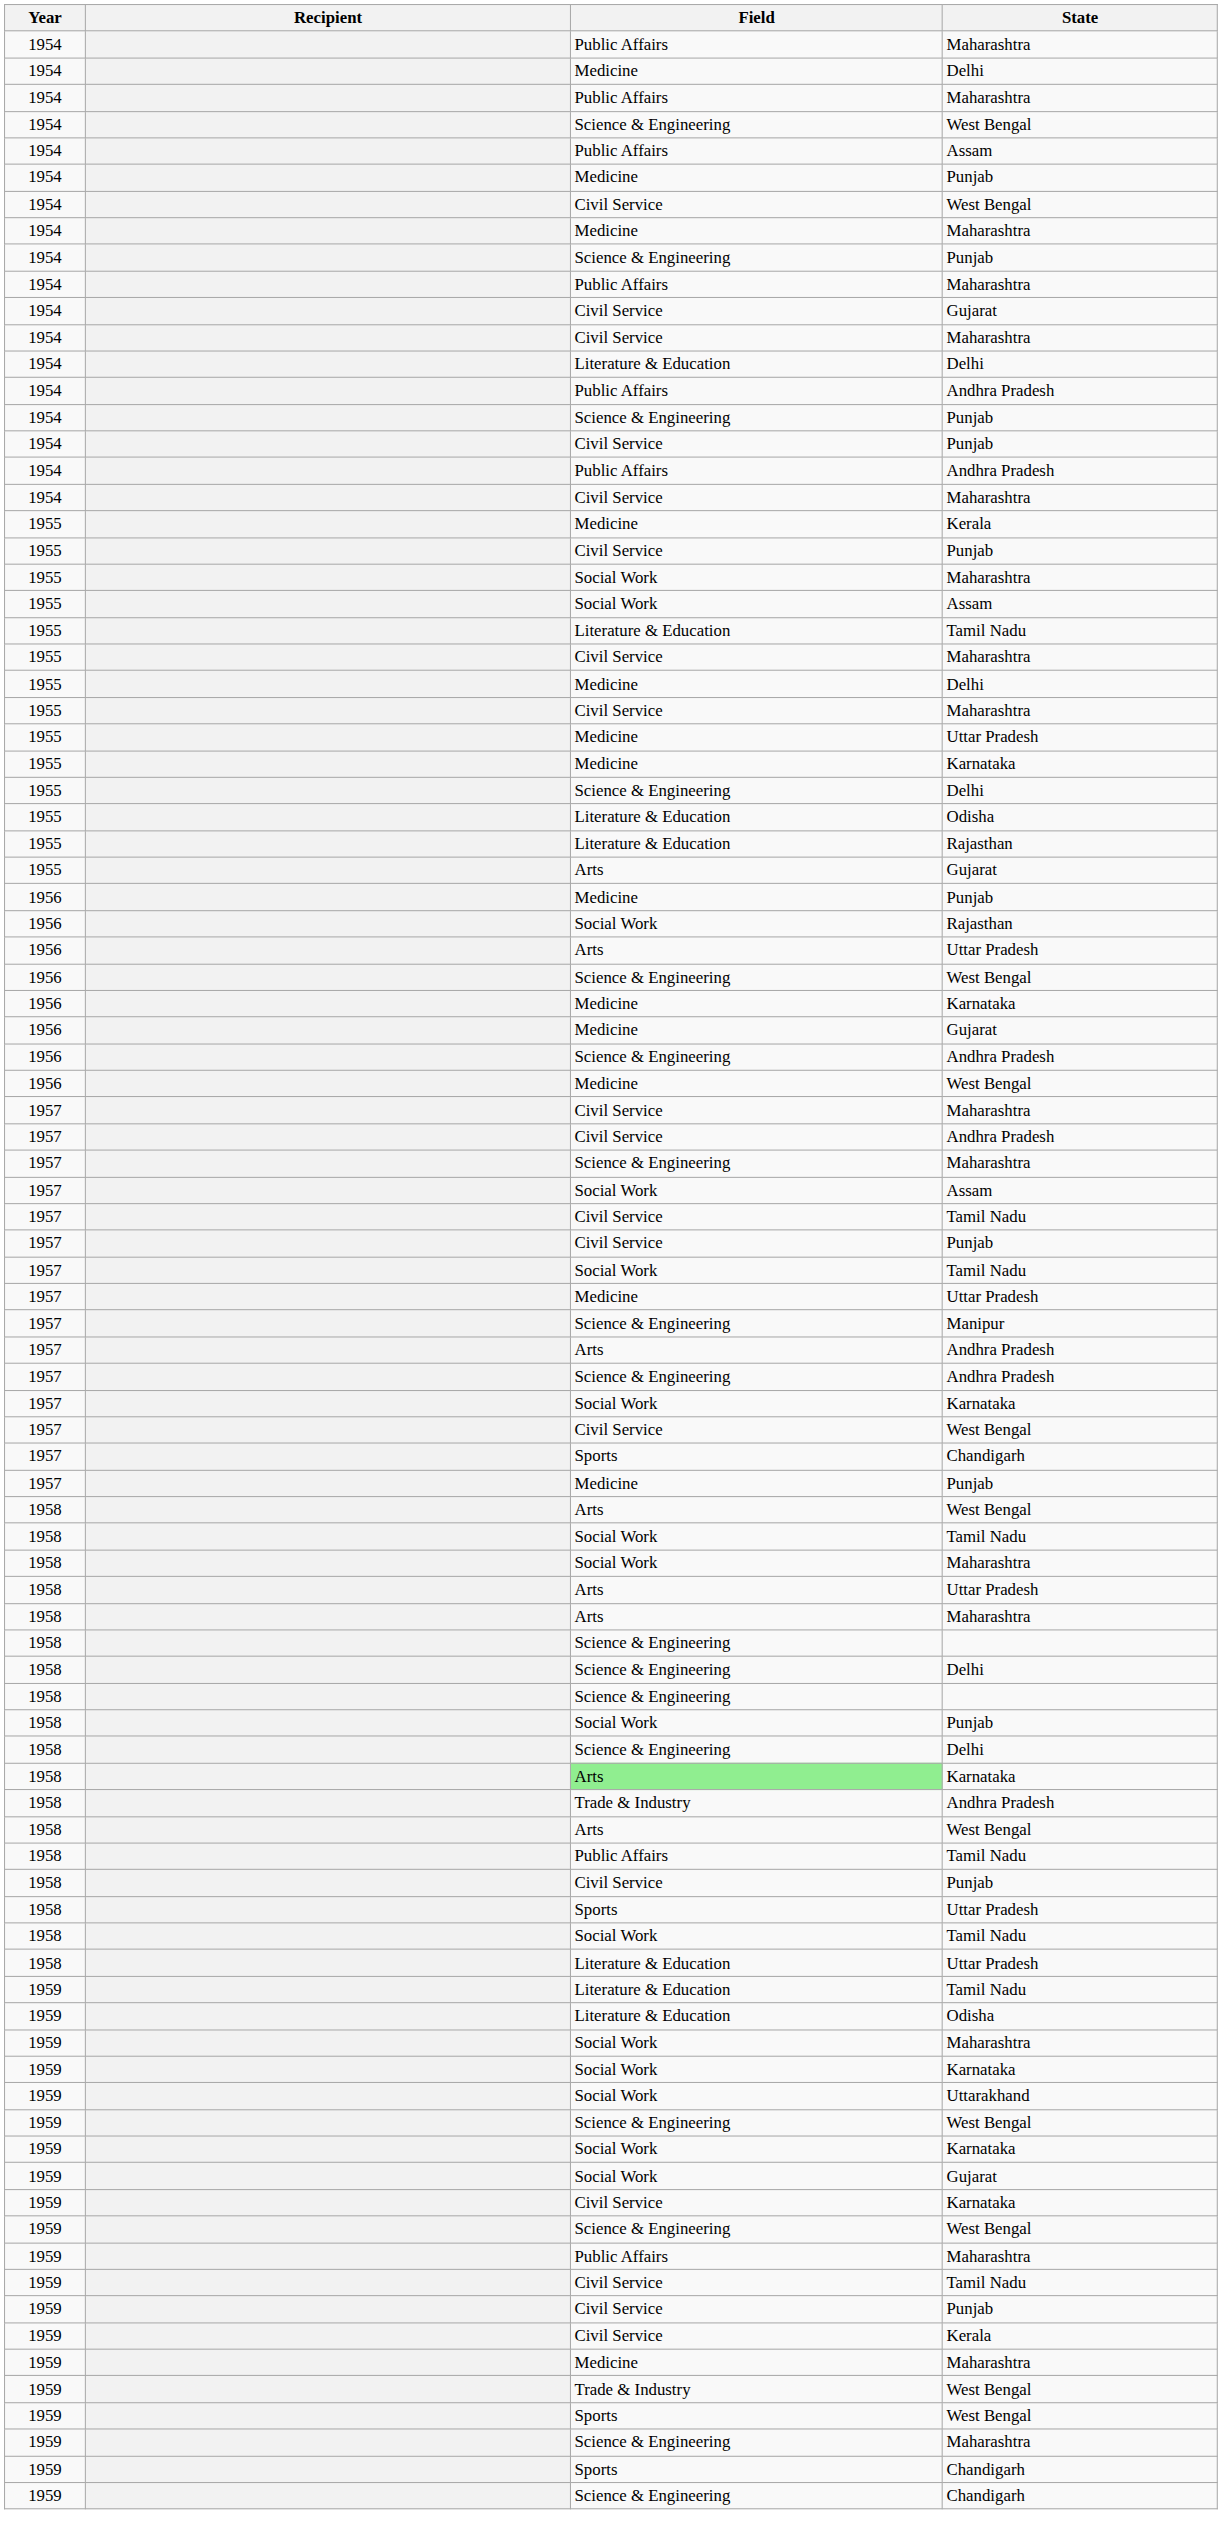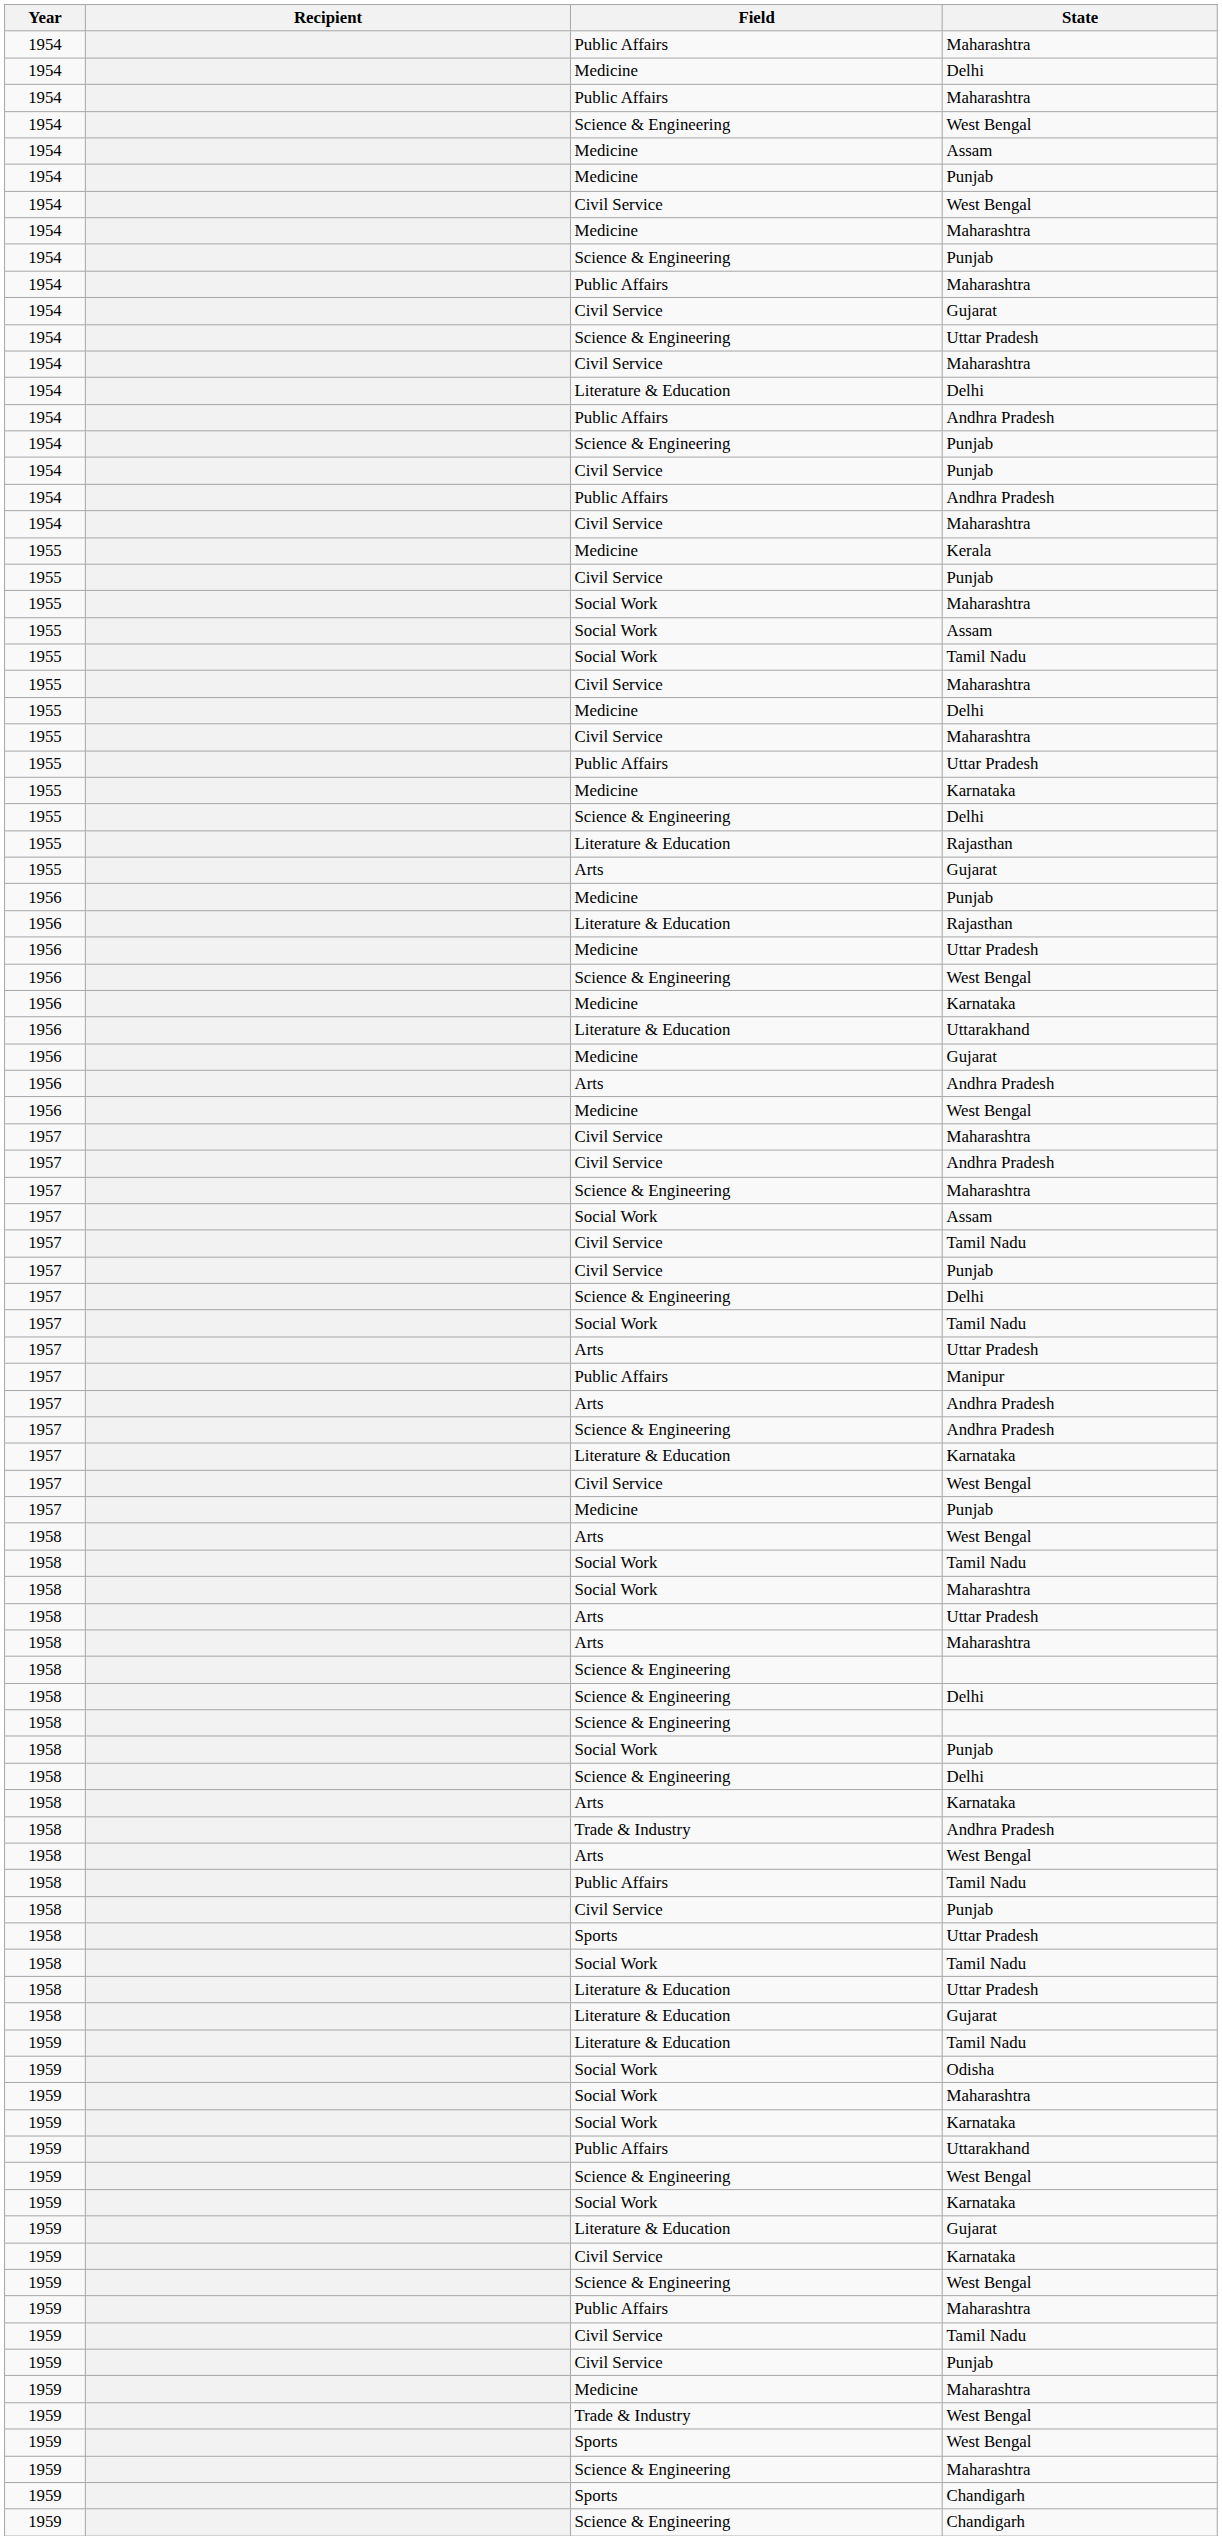(621, 151) Public Affairs -> (606, 151) Medicine
+ row: (45, 337)
(652, 630) Literature & Education -> (616, 657) Social Work
(606, 737) Medicine -> (621, 763) Public Affairs
- row: (45, 817)
(616, 923) Social Work -> (652, 923) Literature & Education
(589, 950) Arts -> (606, 950) Medicine
+ row: (45, 1030)
(652, 1056) Science & Engineering -> (589, 1083) Arts
+ row: (45, 1296)
(606, 1296) Medicine -> (589, 1350) Arts
(652, 1323) Science & Engineering -> (621, 1376) Public Affairs
(616, 1403) Social Work -> (652, 1456) Literature & Education
- row: (45, 1456)
(589, 1776) lightgreen background -> (589, 1802) no background
+ row: (45, 2016)
(652, 2016) Literature & Education -> (616, 2069) Social Work
(616, 2096) Social Work -> (621, 2149) Public Affairs
(616, 2175) Social Work -> (652, 2229) Literature & Education
- row: (45, 2335)
